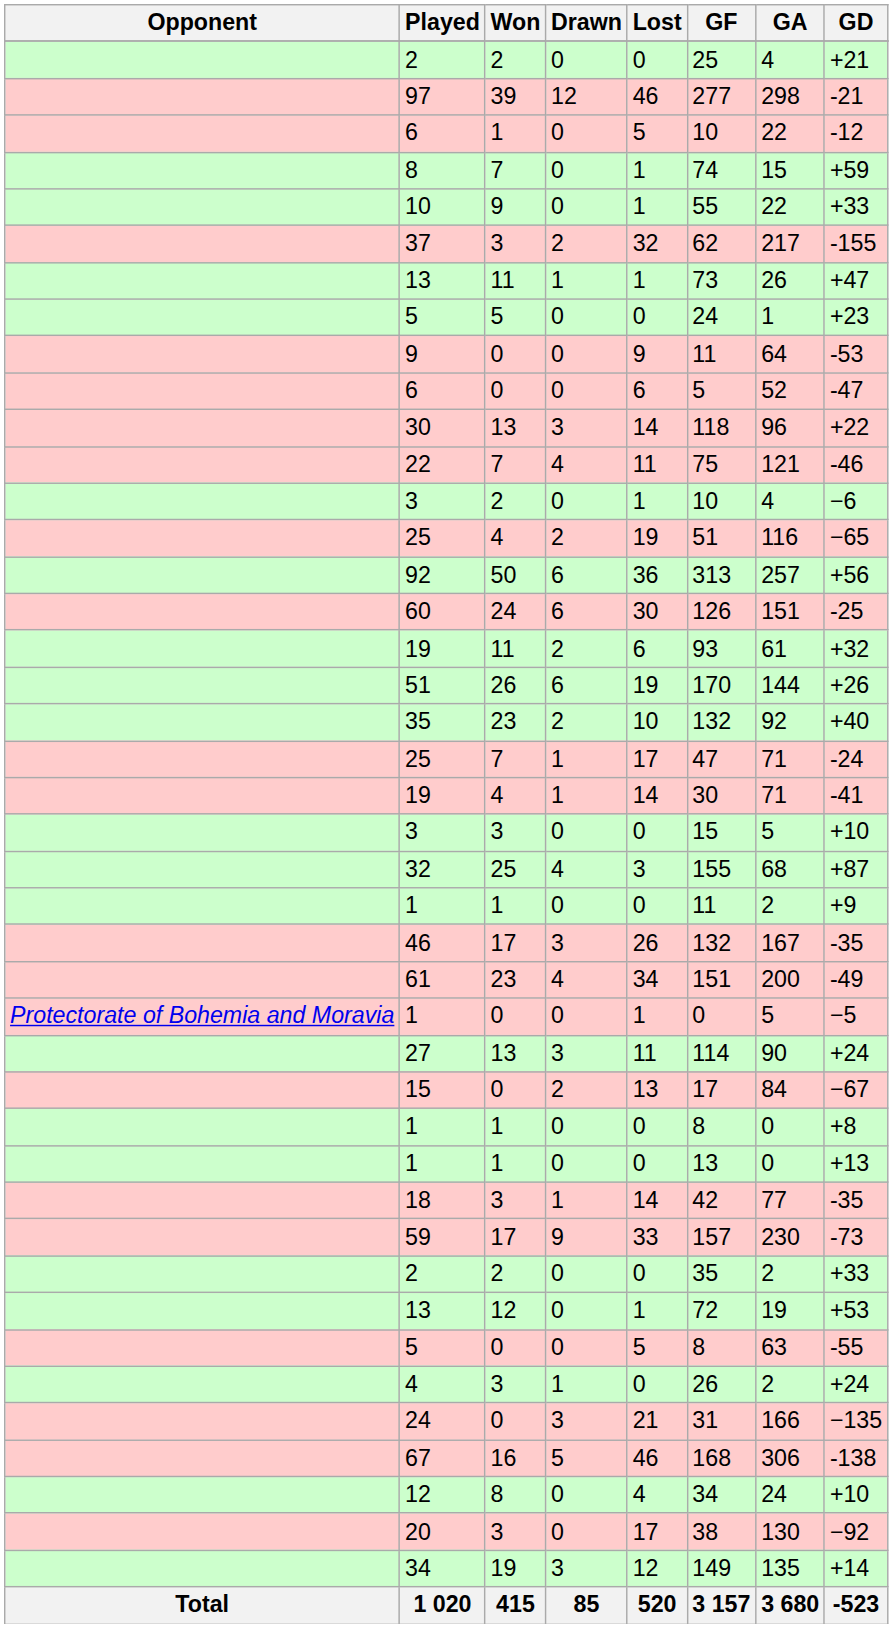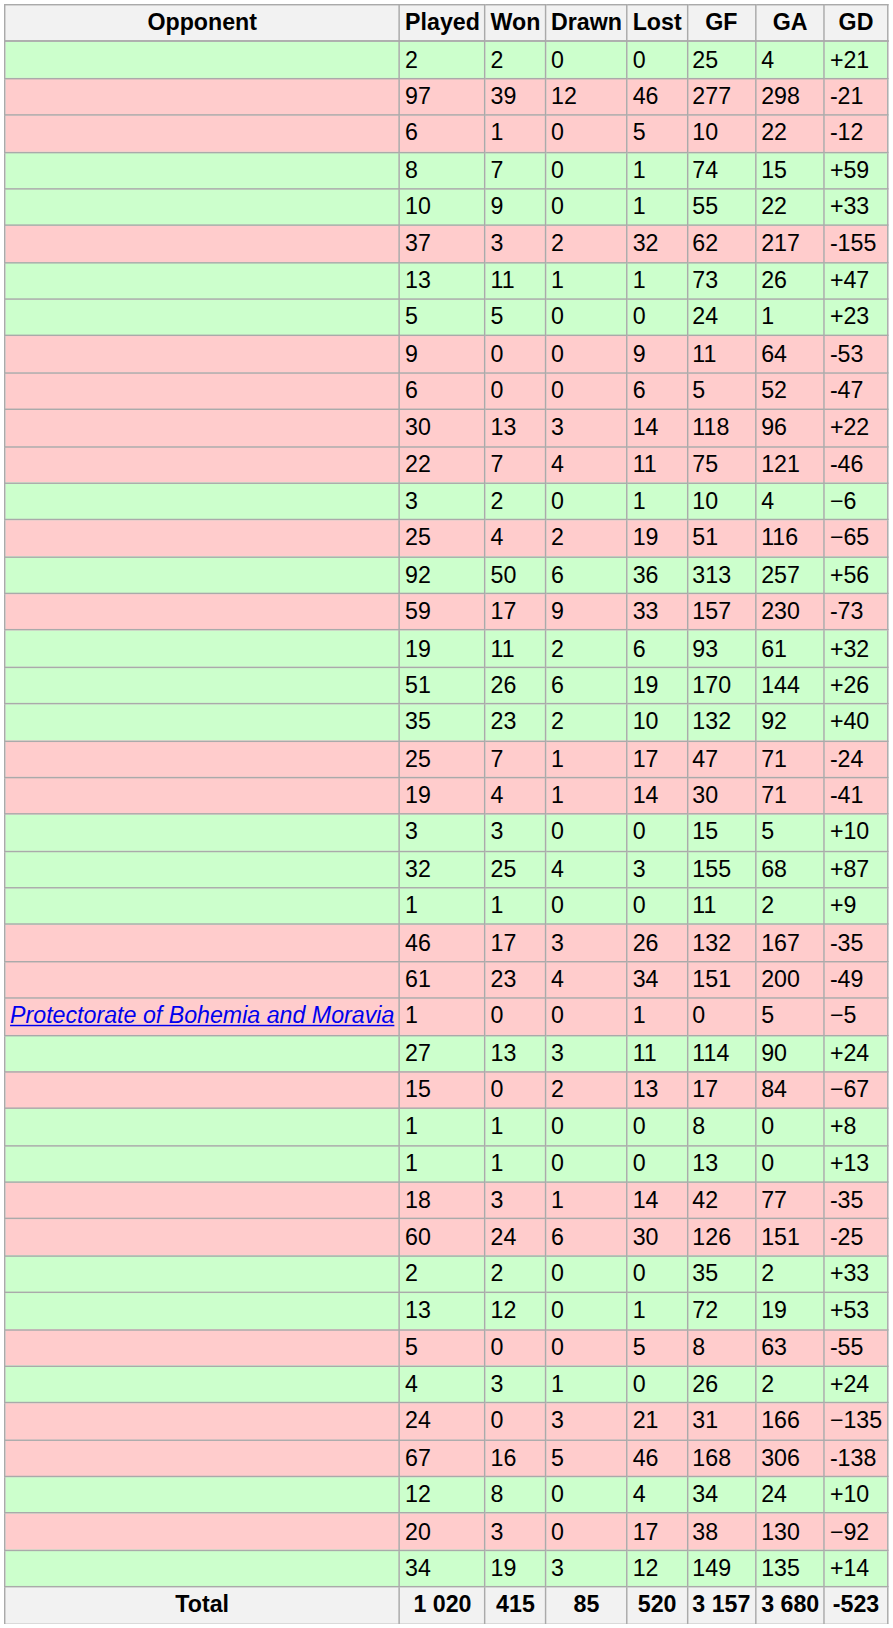rows swapped: (418, 1237) <-> (418, 611)
